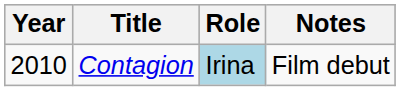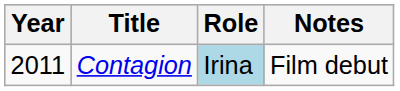(39, 64) 2010 -> (38, 64) 2011
